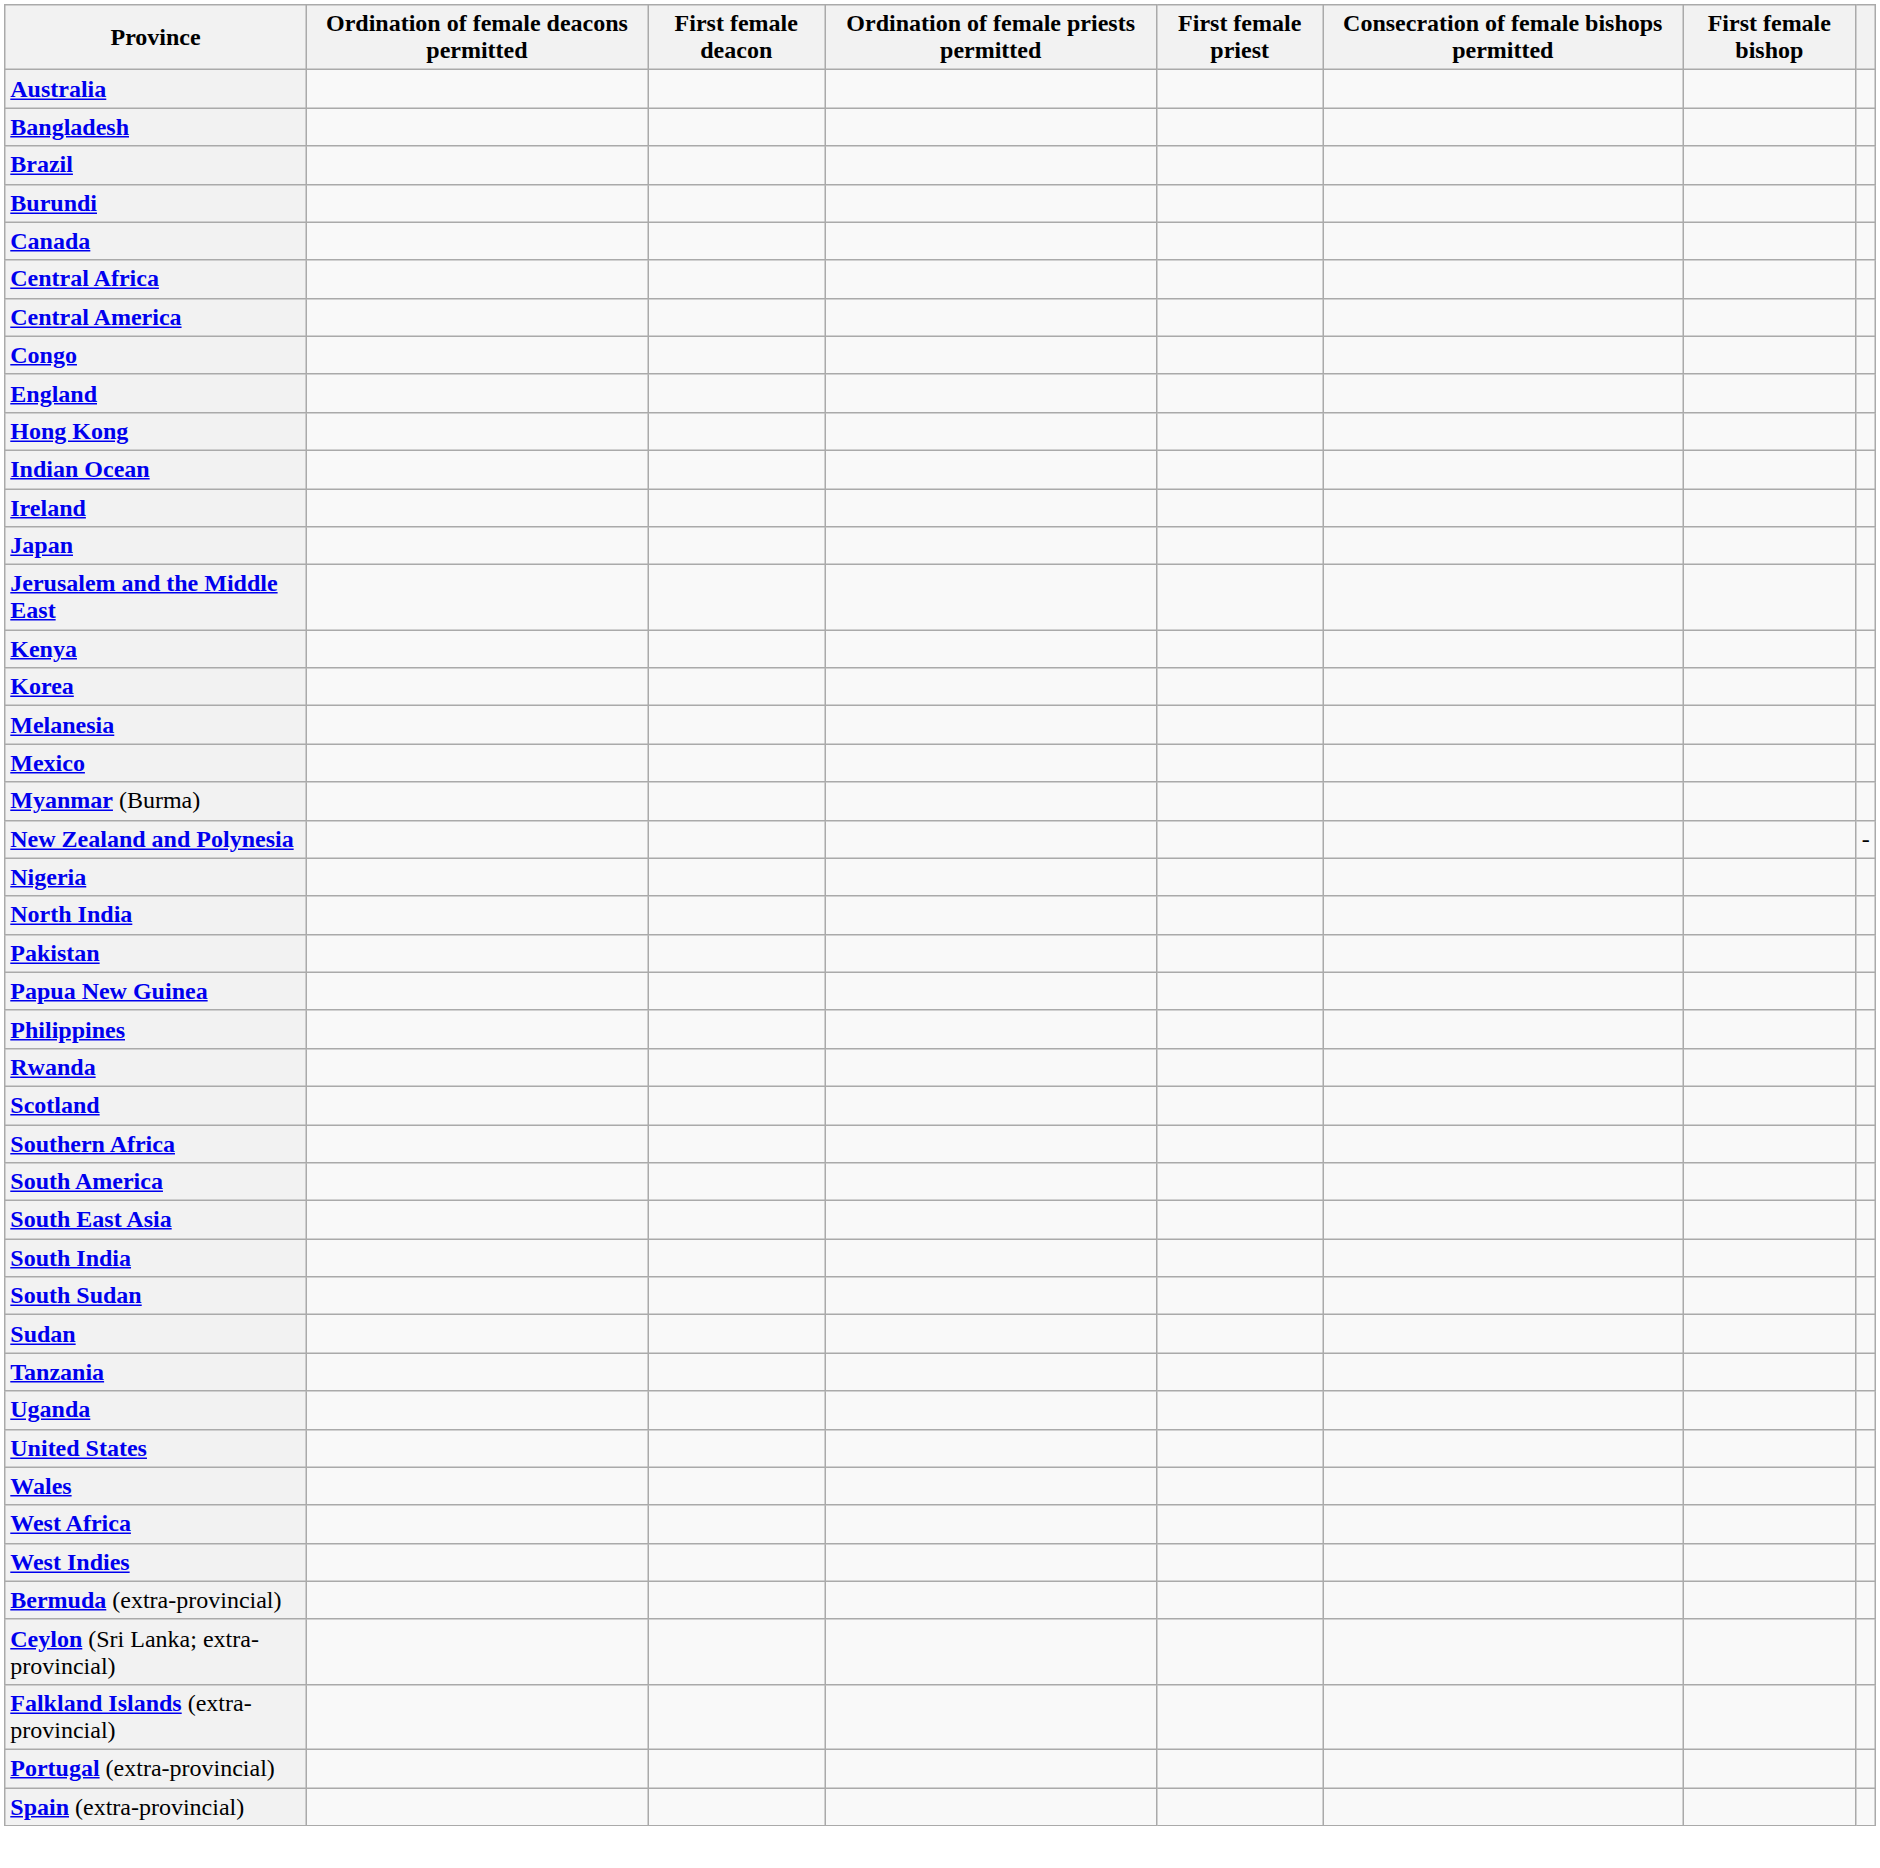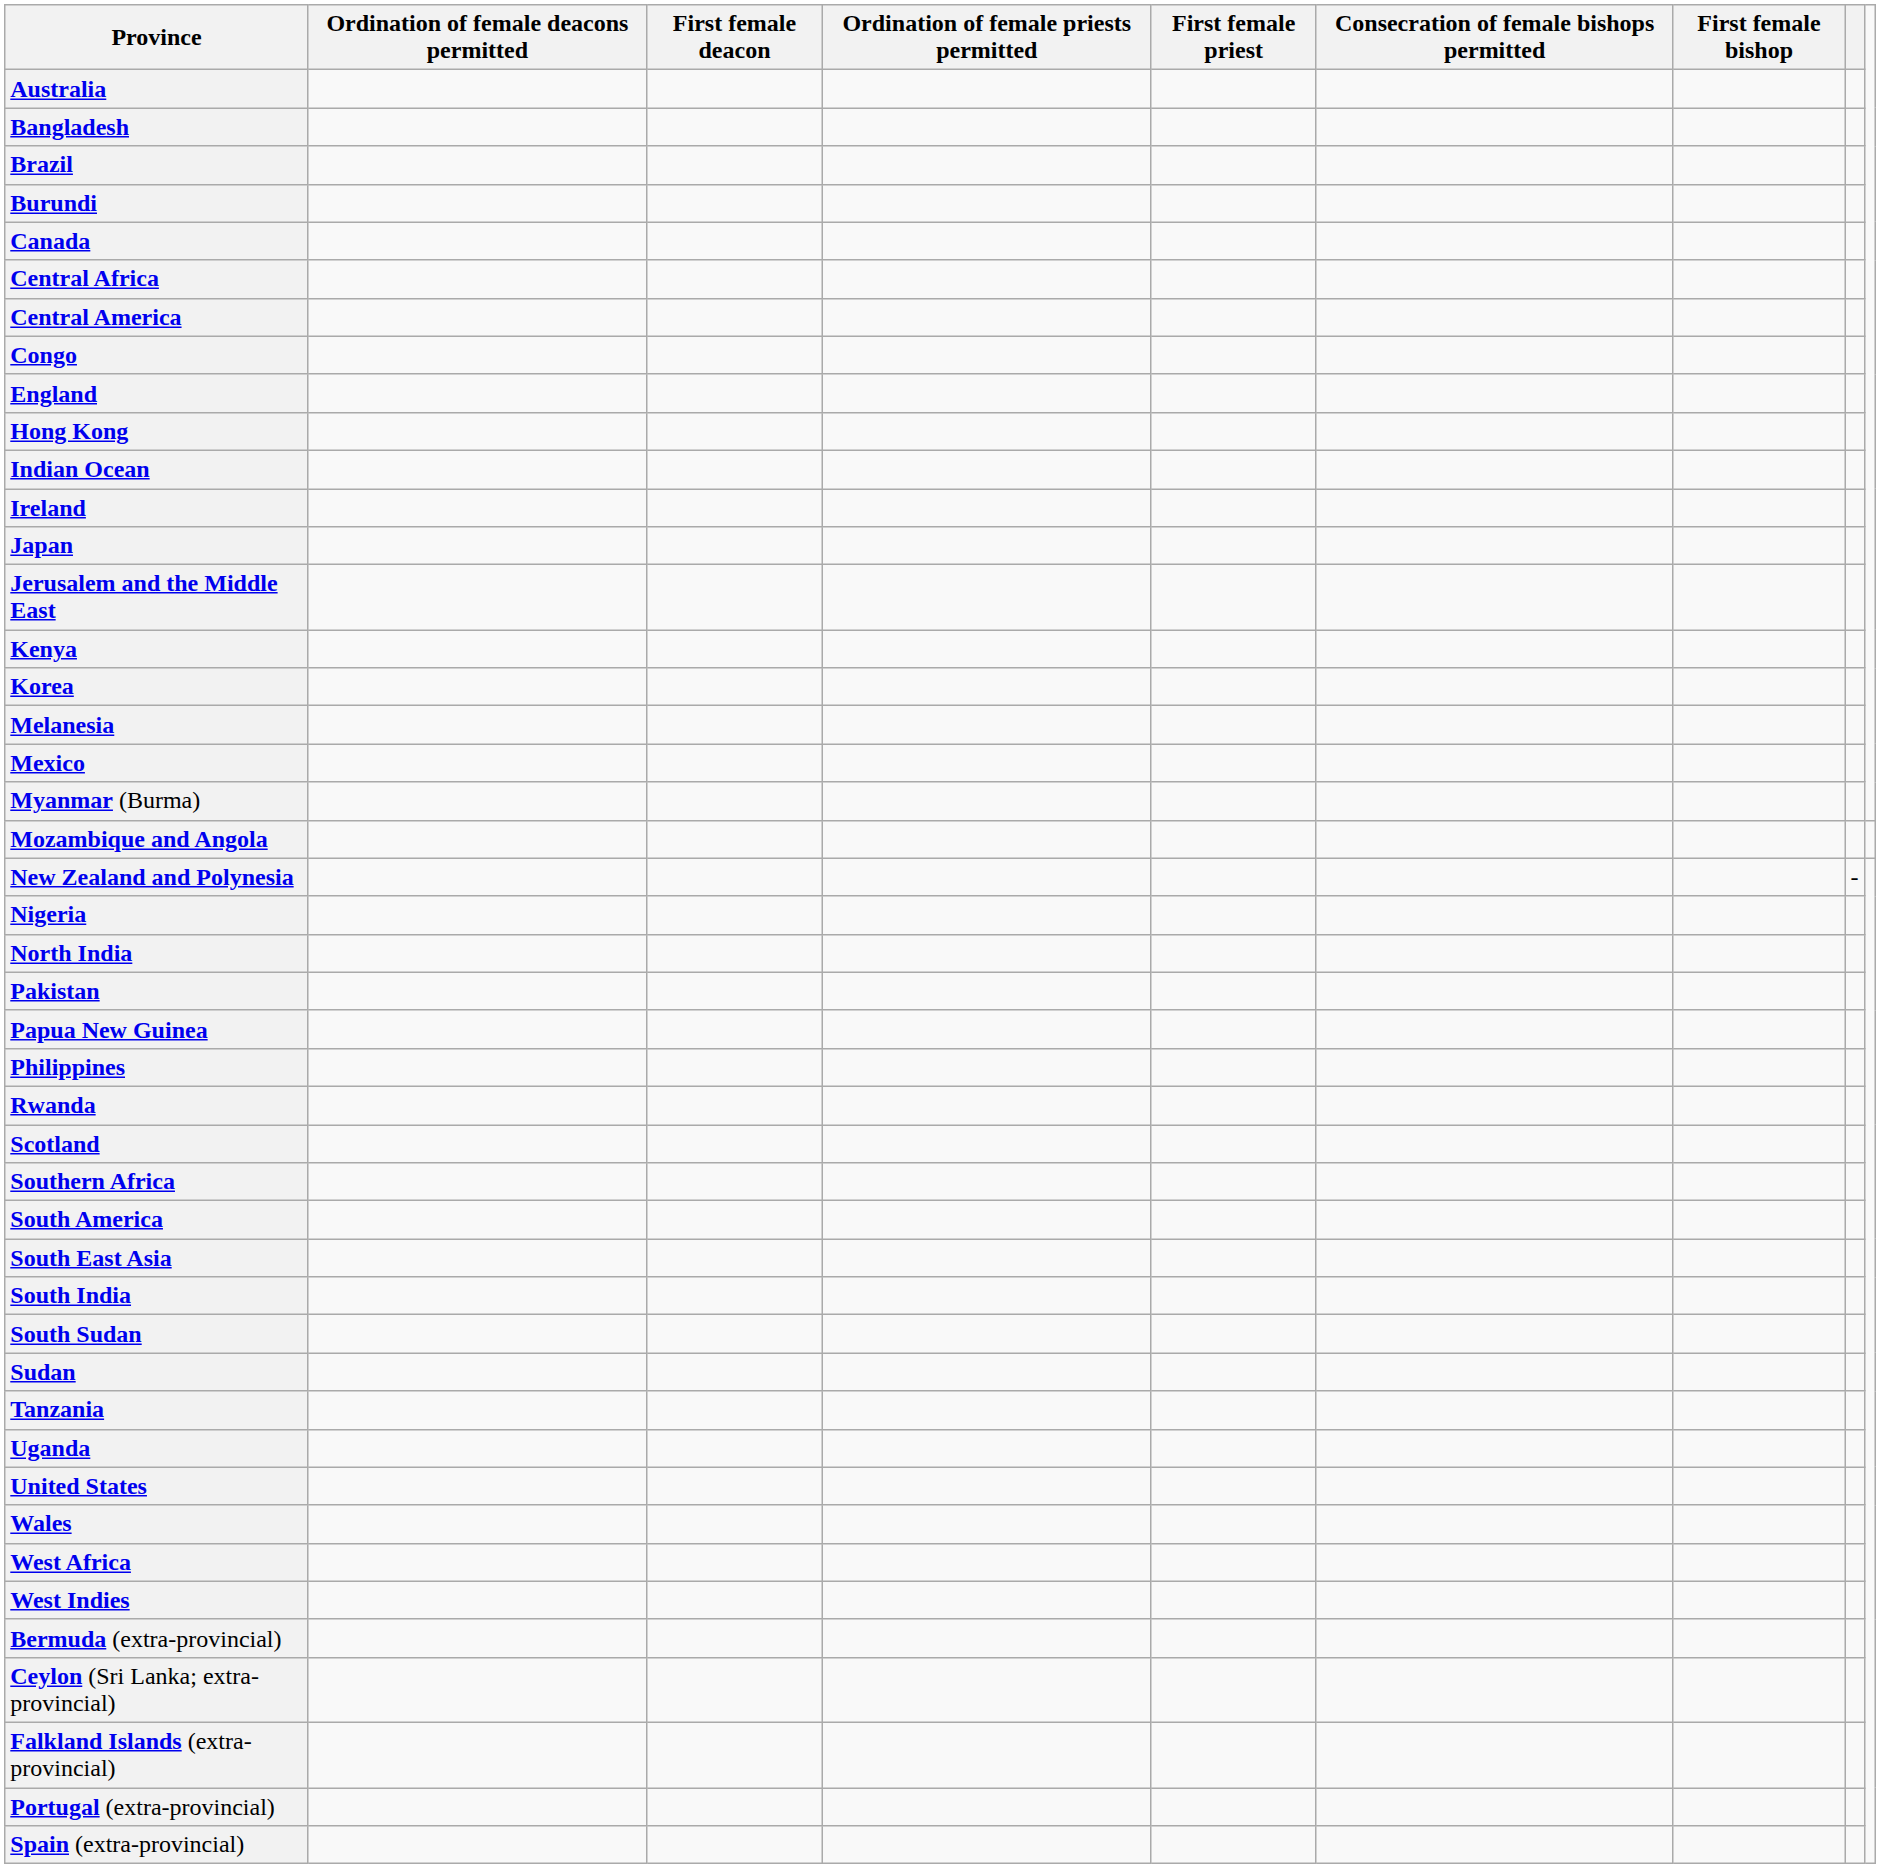+ row: (139, 838)
